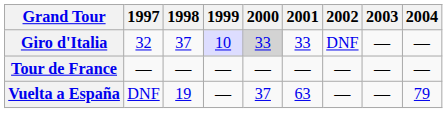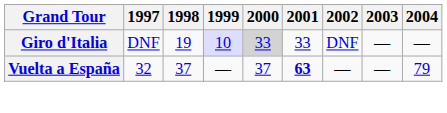(144, 42) 32 -> (144, 42) DNF
(183, 42) 37 -> (183, 42) 19
- row: (64, 68)
(144, 94) DNF -> (144, 68) 32
(183, 94) 19 -> (183, 68) 37
(303, 94) normal -> (303, 68) bold
